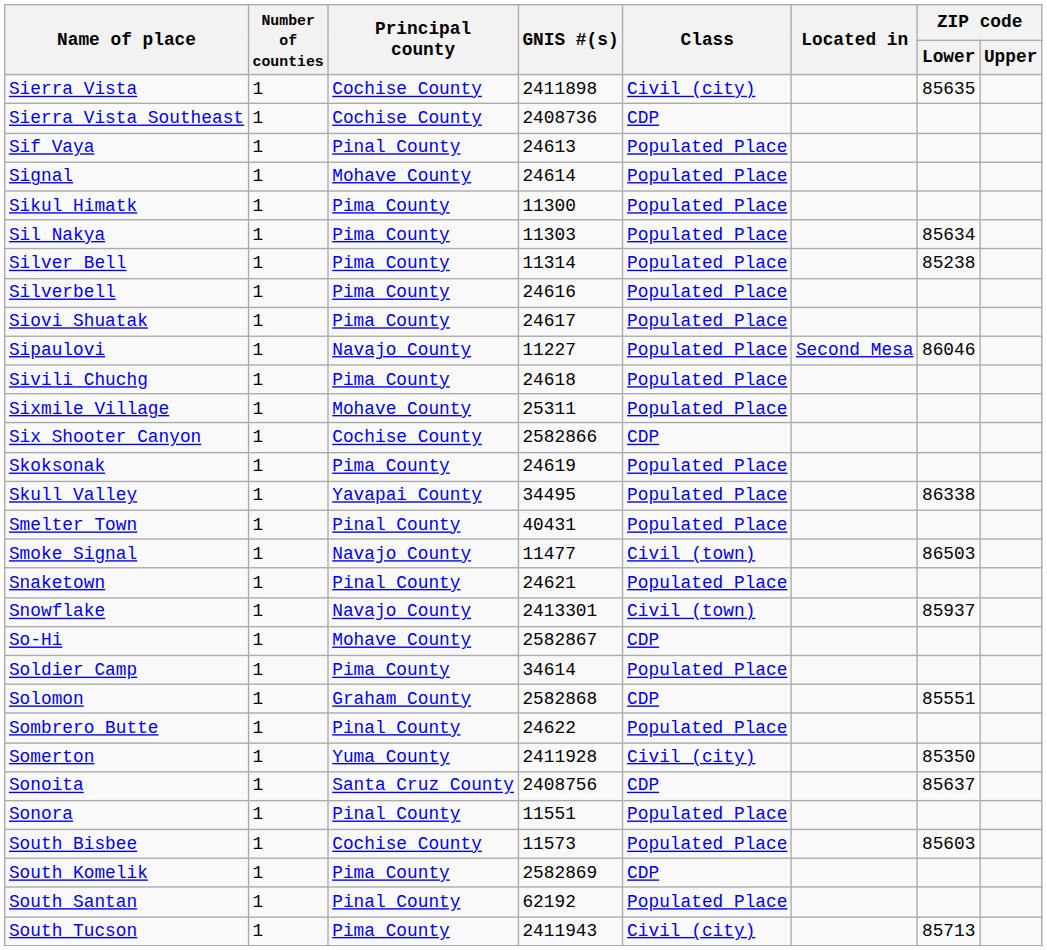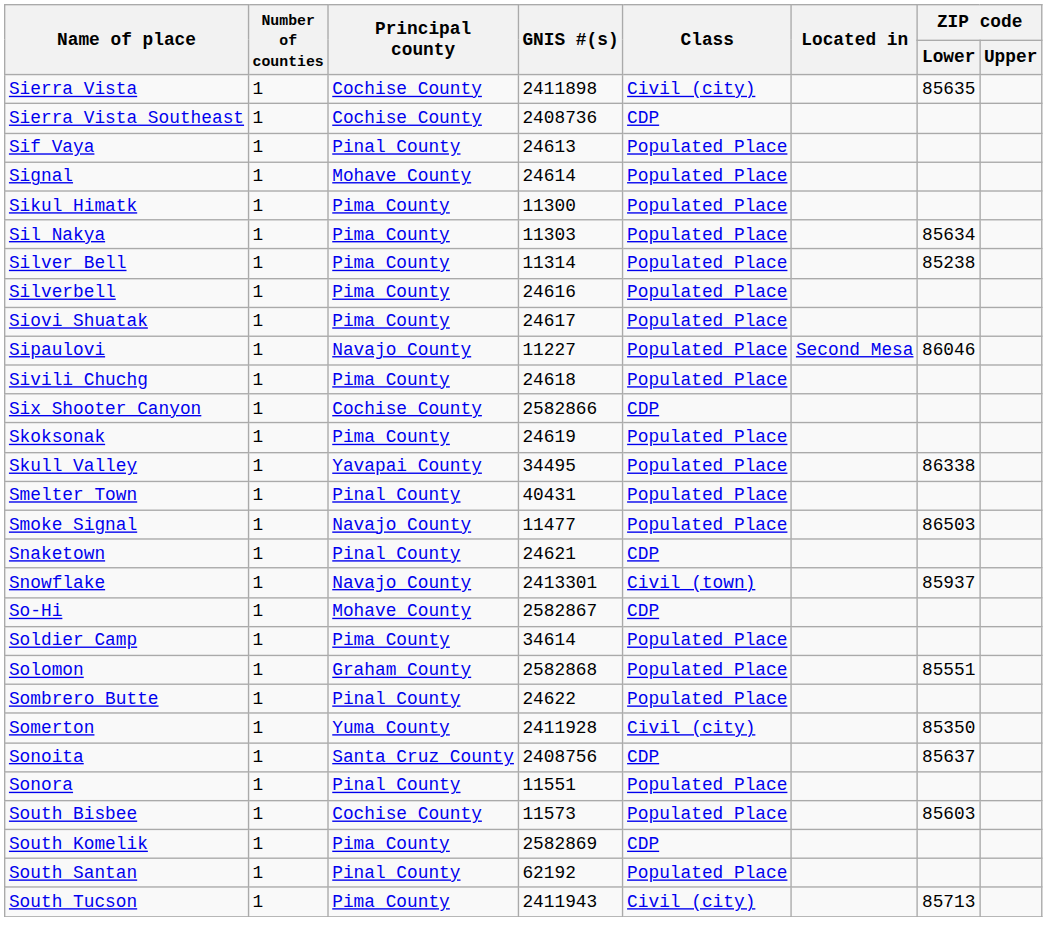- row: (89, 409)
(691, 554) Civil (town) -> (707, 525) Populated Place
(707, 583) Populated Place -> (643, 554) CDP
(643, 699) CDP -> (707, 670) Populated Place
